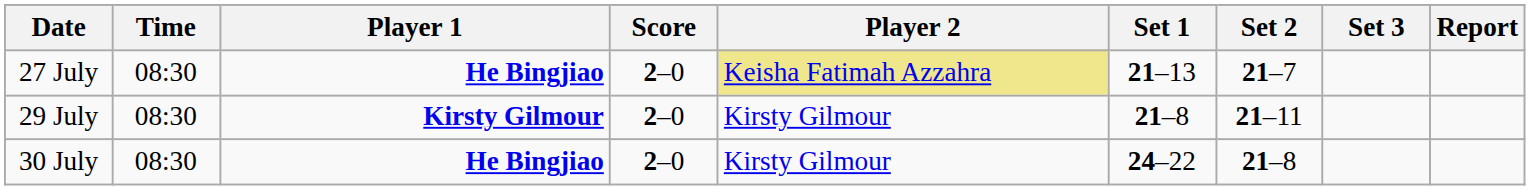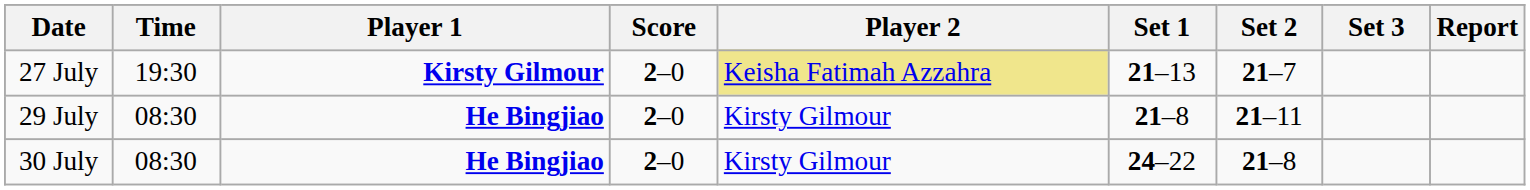(166, 72) 08:30 -> (166, 72) 19:30
(535, 72) He Bingjiao -> (514, 72) Kirsty Gilmour
(514, 117) Kirsty Gilmour -> (535, 117) He Bingjiao
